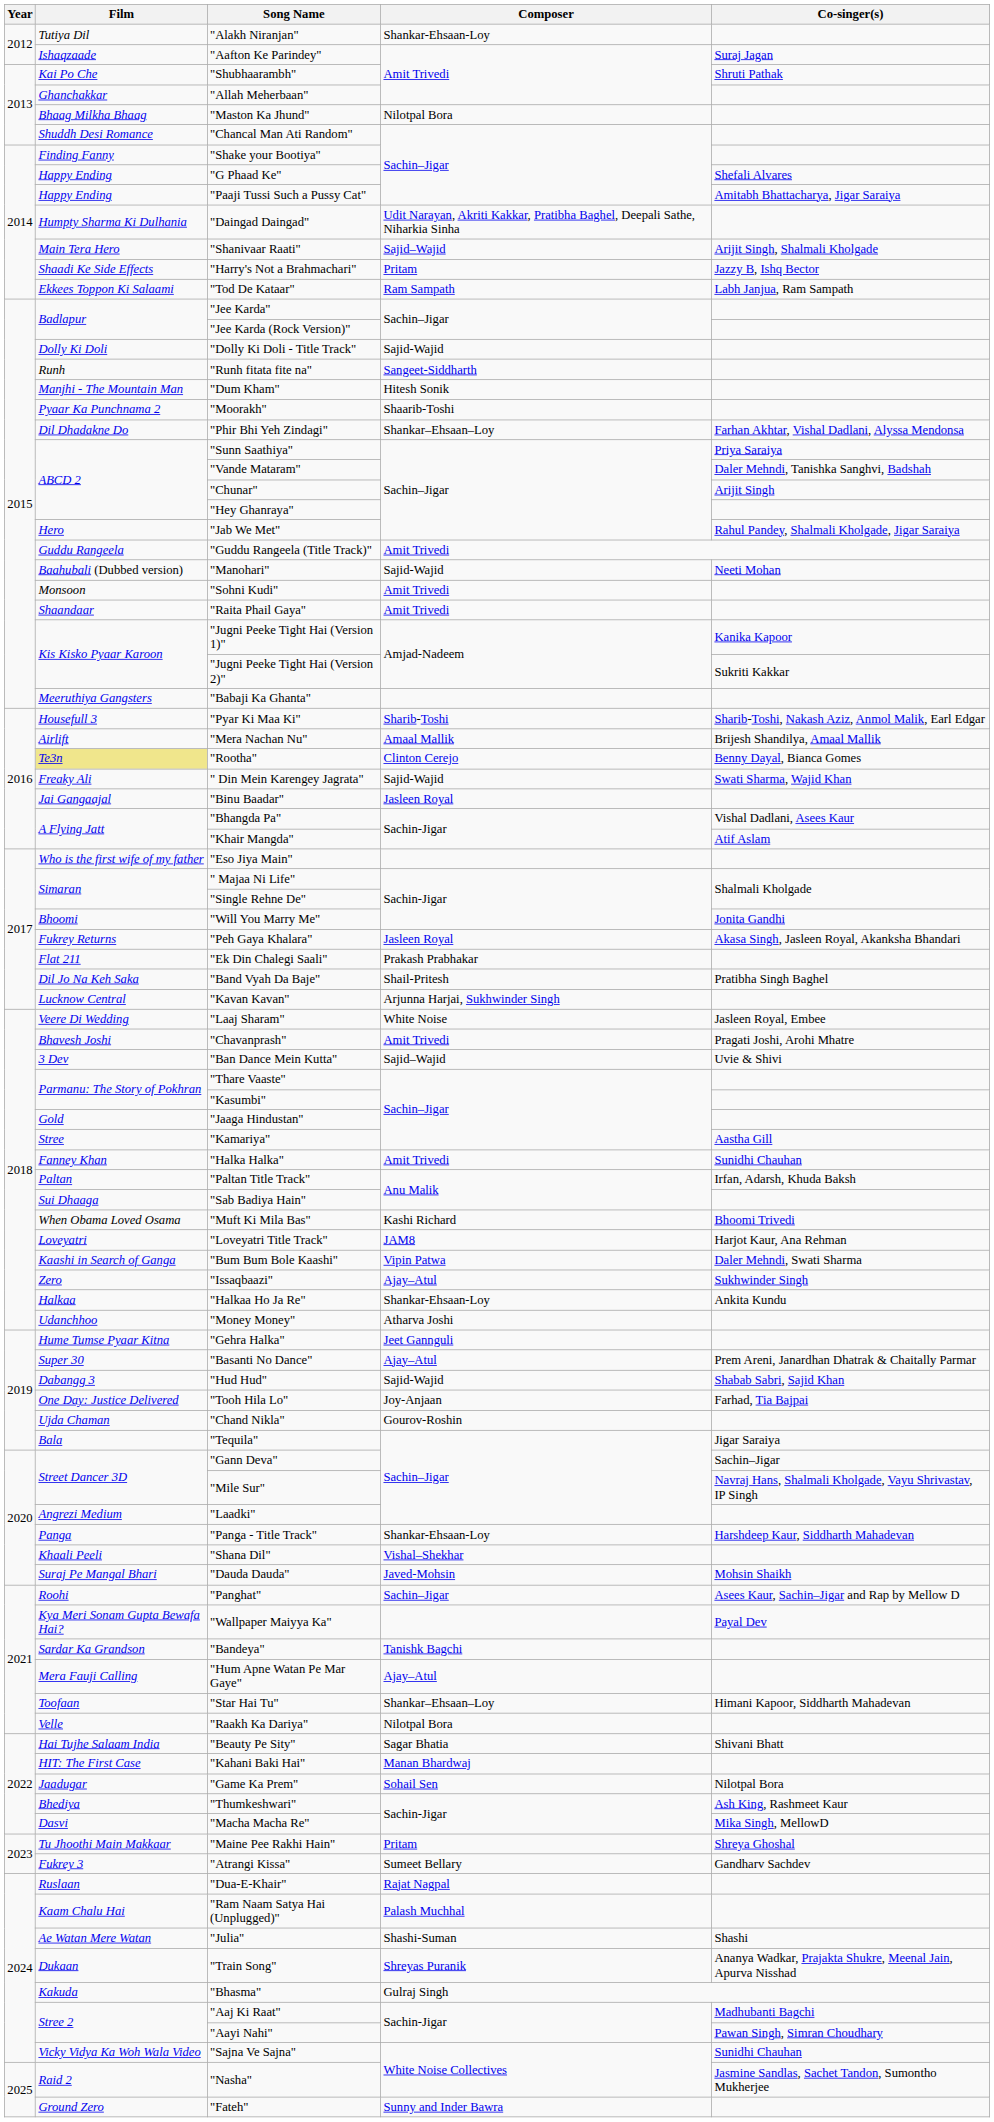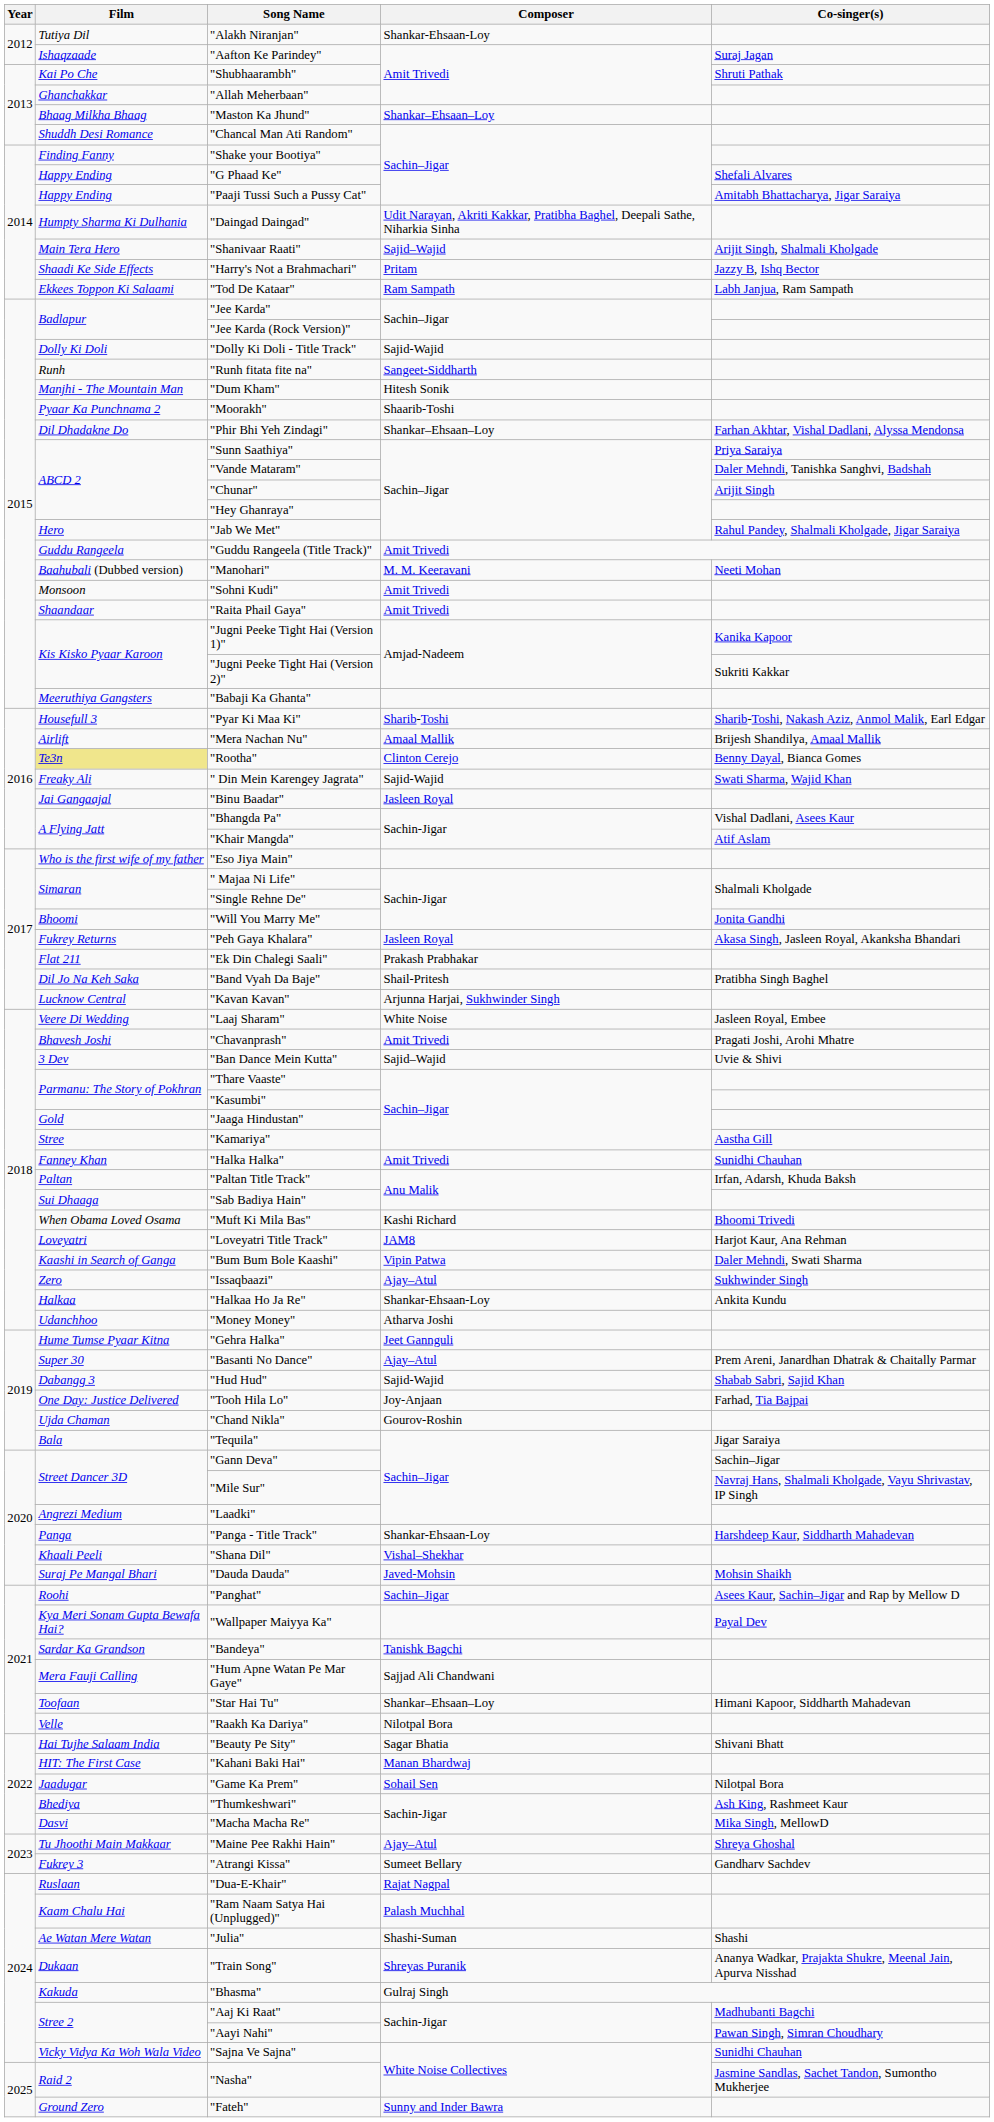(418, 114) Nilotpal Bora -> (439, 114) Shankar–Ehsaan–Loy
(414, 569) Sajid-Wajid -> (427, 569) M. M. Keeravani
(410, 1676) Ajay–Atul -> (439, 1676) Sajjad Ali Chandwani
(400, 1843) Pritam -> (410, 1843) Ajay–Atul
